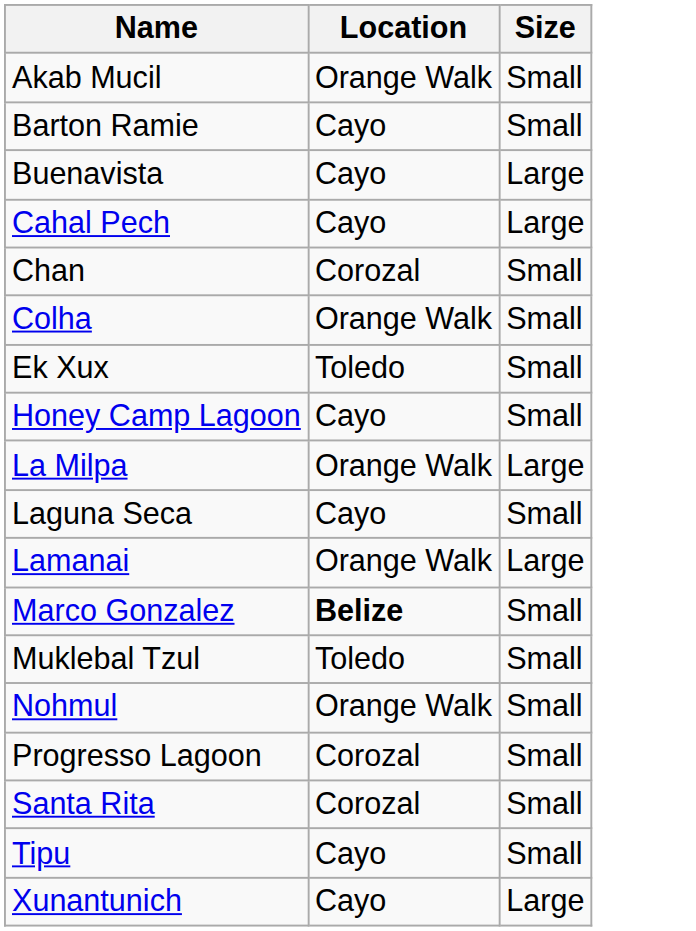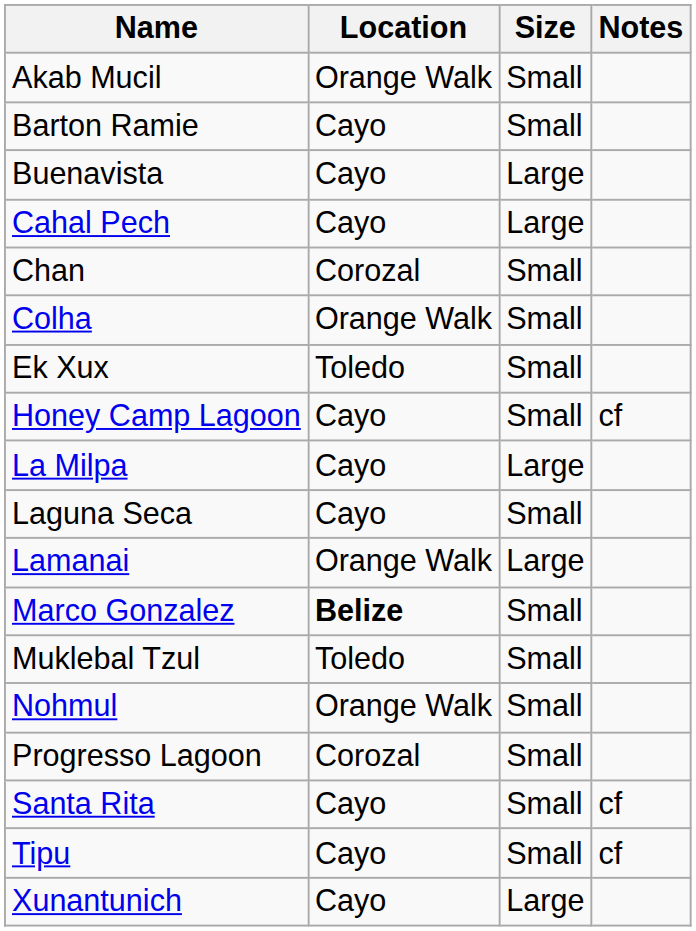+ column: (641, 28)
(404, 464) Orange Walk -> (351, 464) Cayo
(368, 804) Corozal -> (351, 804) Cayo
